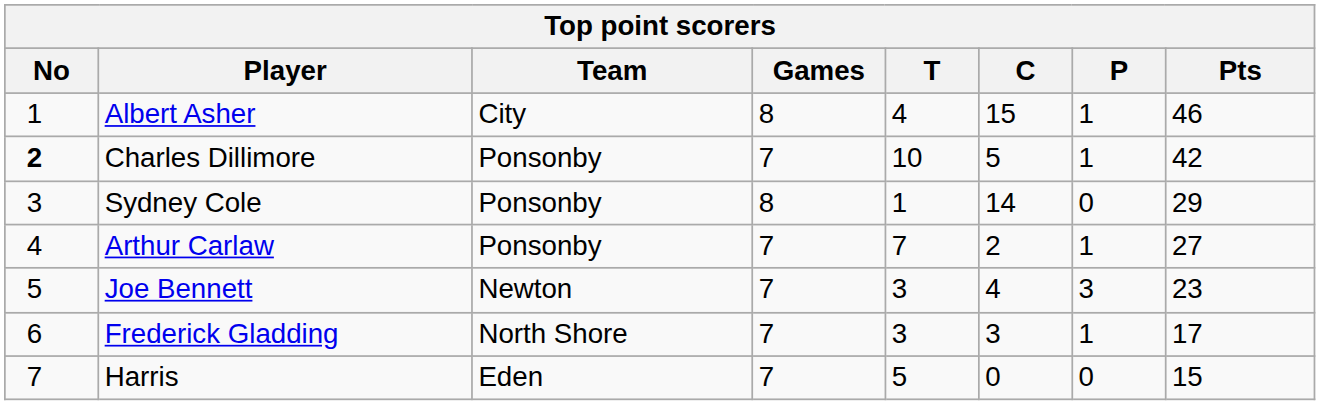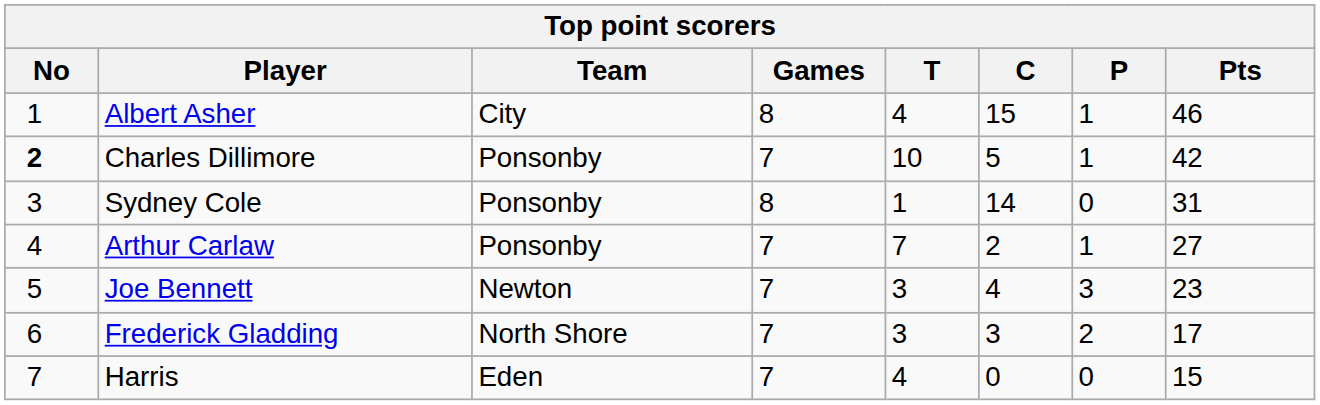(1187, 202) 29 -> (1187, 202) 31
(1086, 333) 1 -> (1086, 333) 2
(899, 377) 5 -> (899, 377) 4
